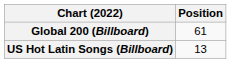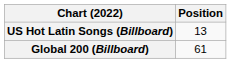rows swapped: (90, 31) <-> (90, 49)
